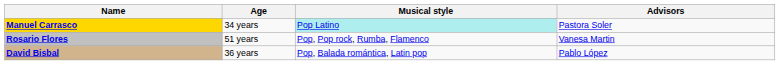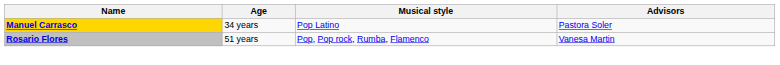(318, 26) paleturquoise background -> (318, 26) no background
- row: (33, 53)
